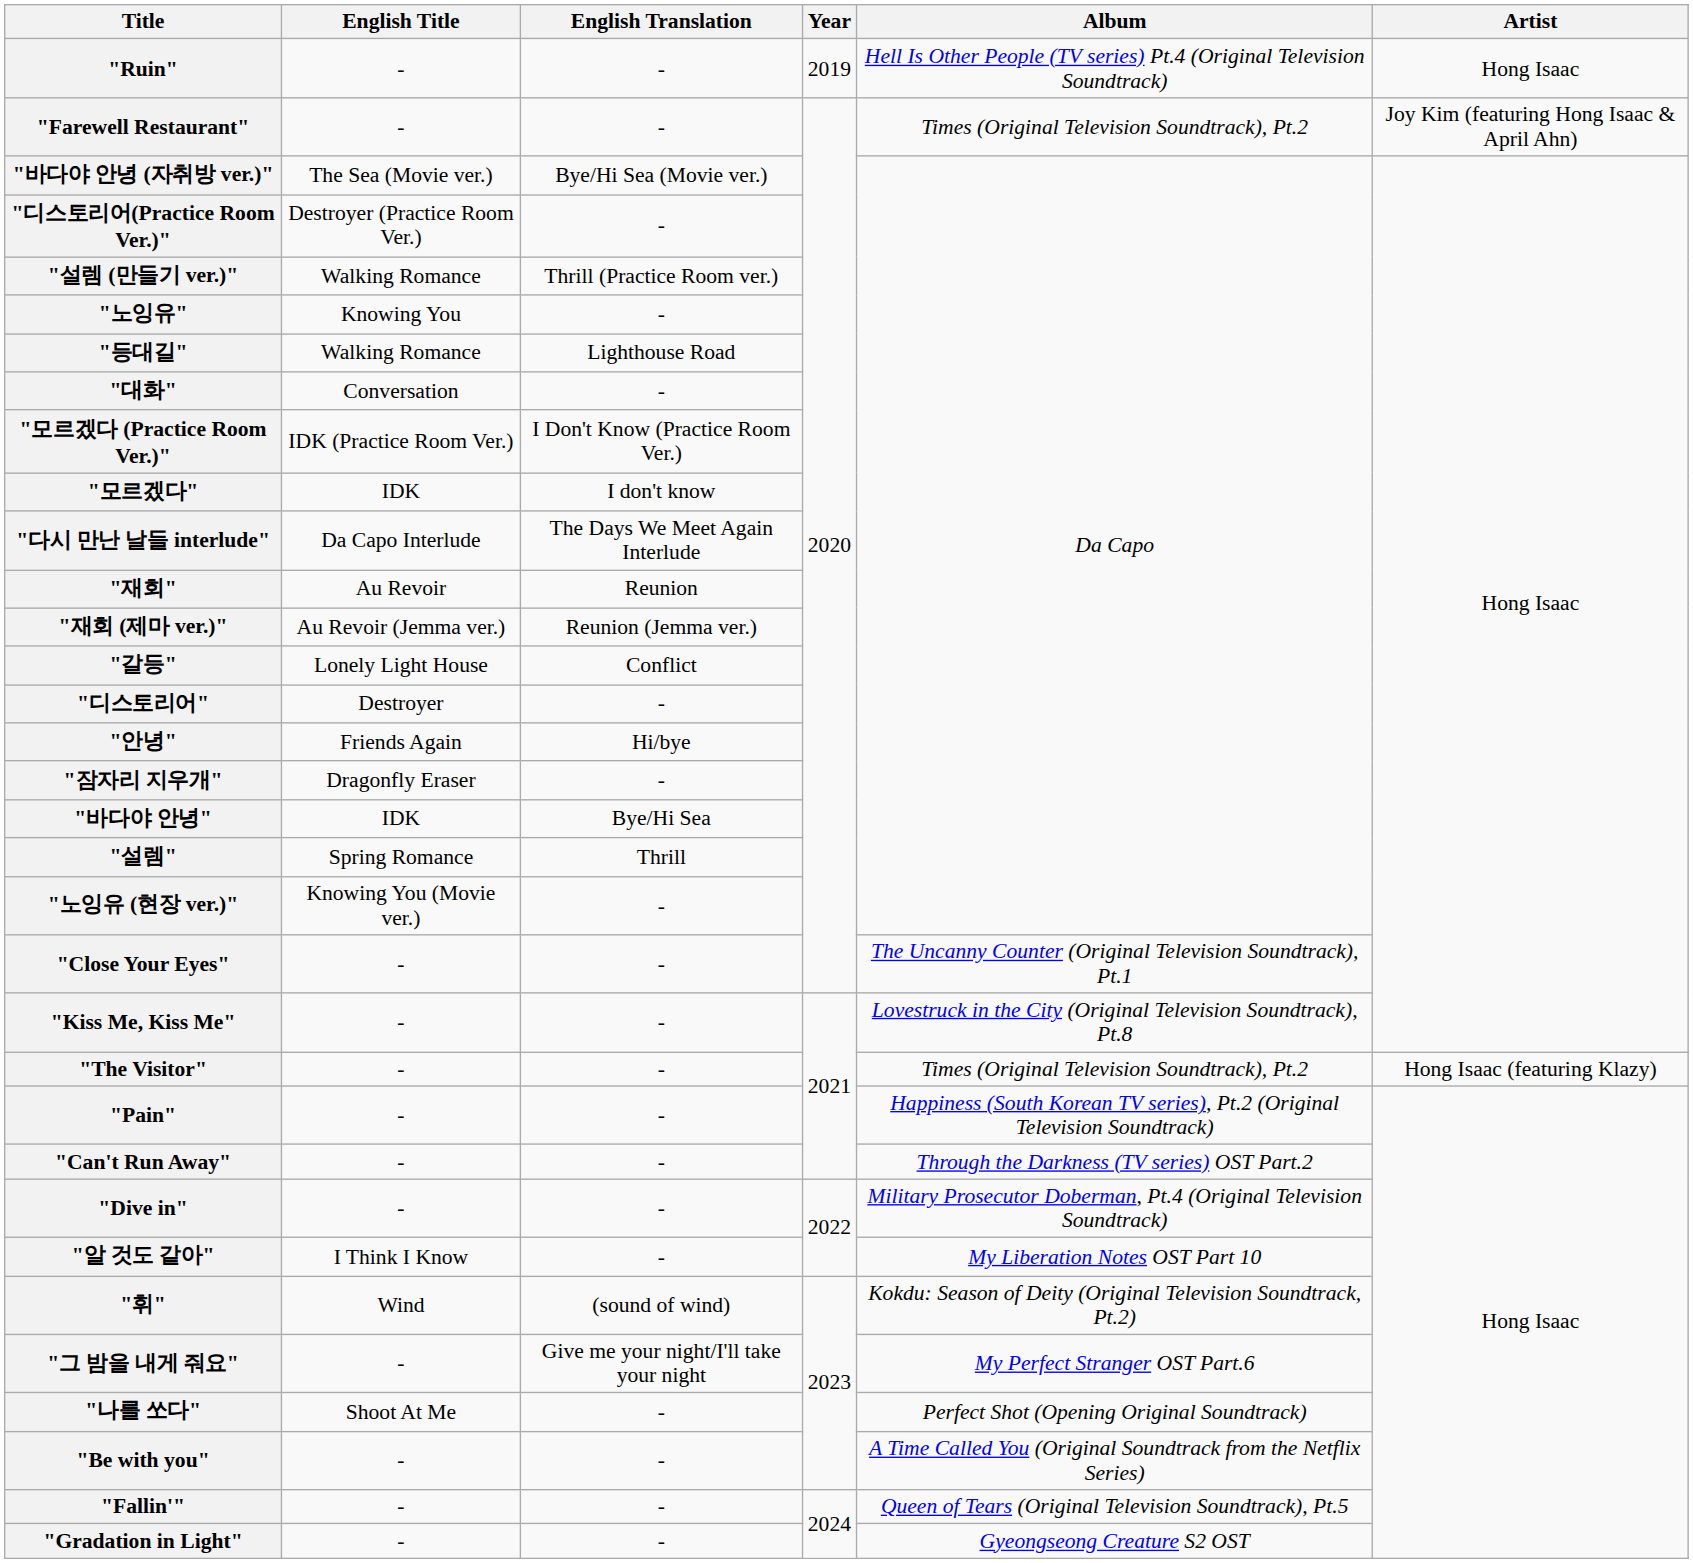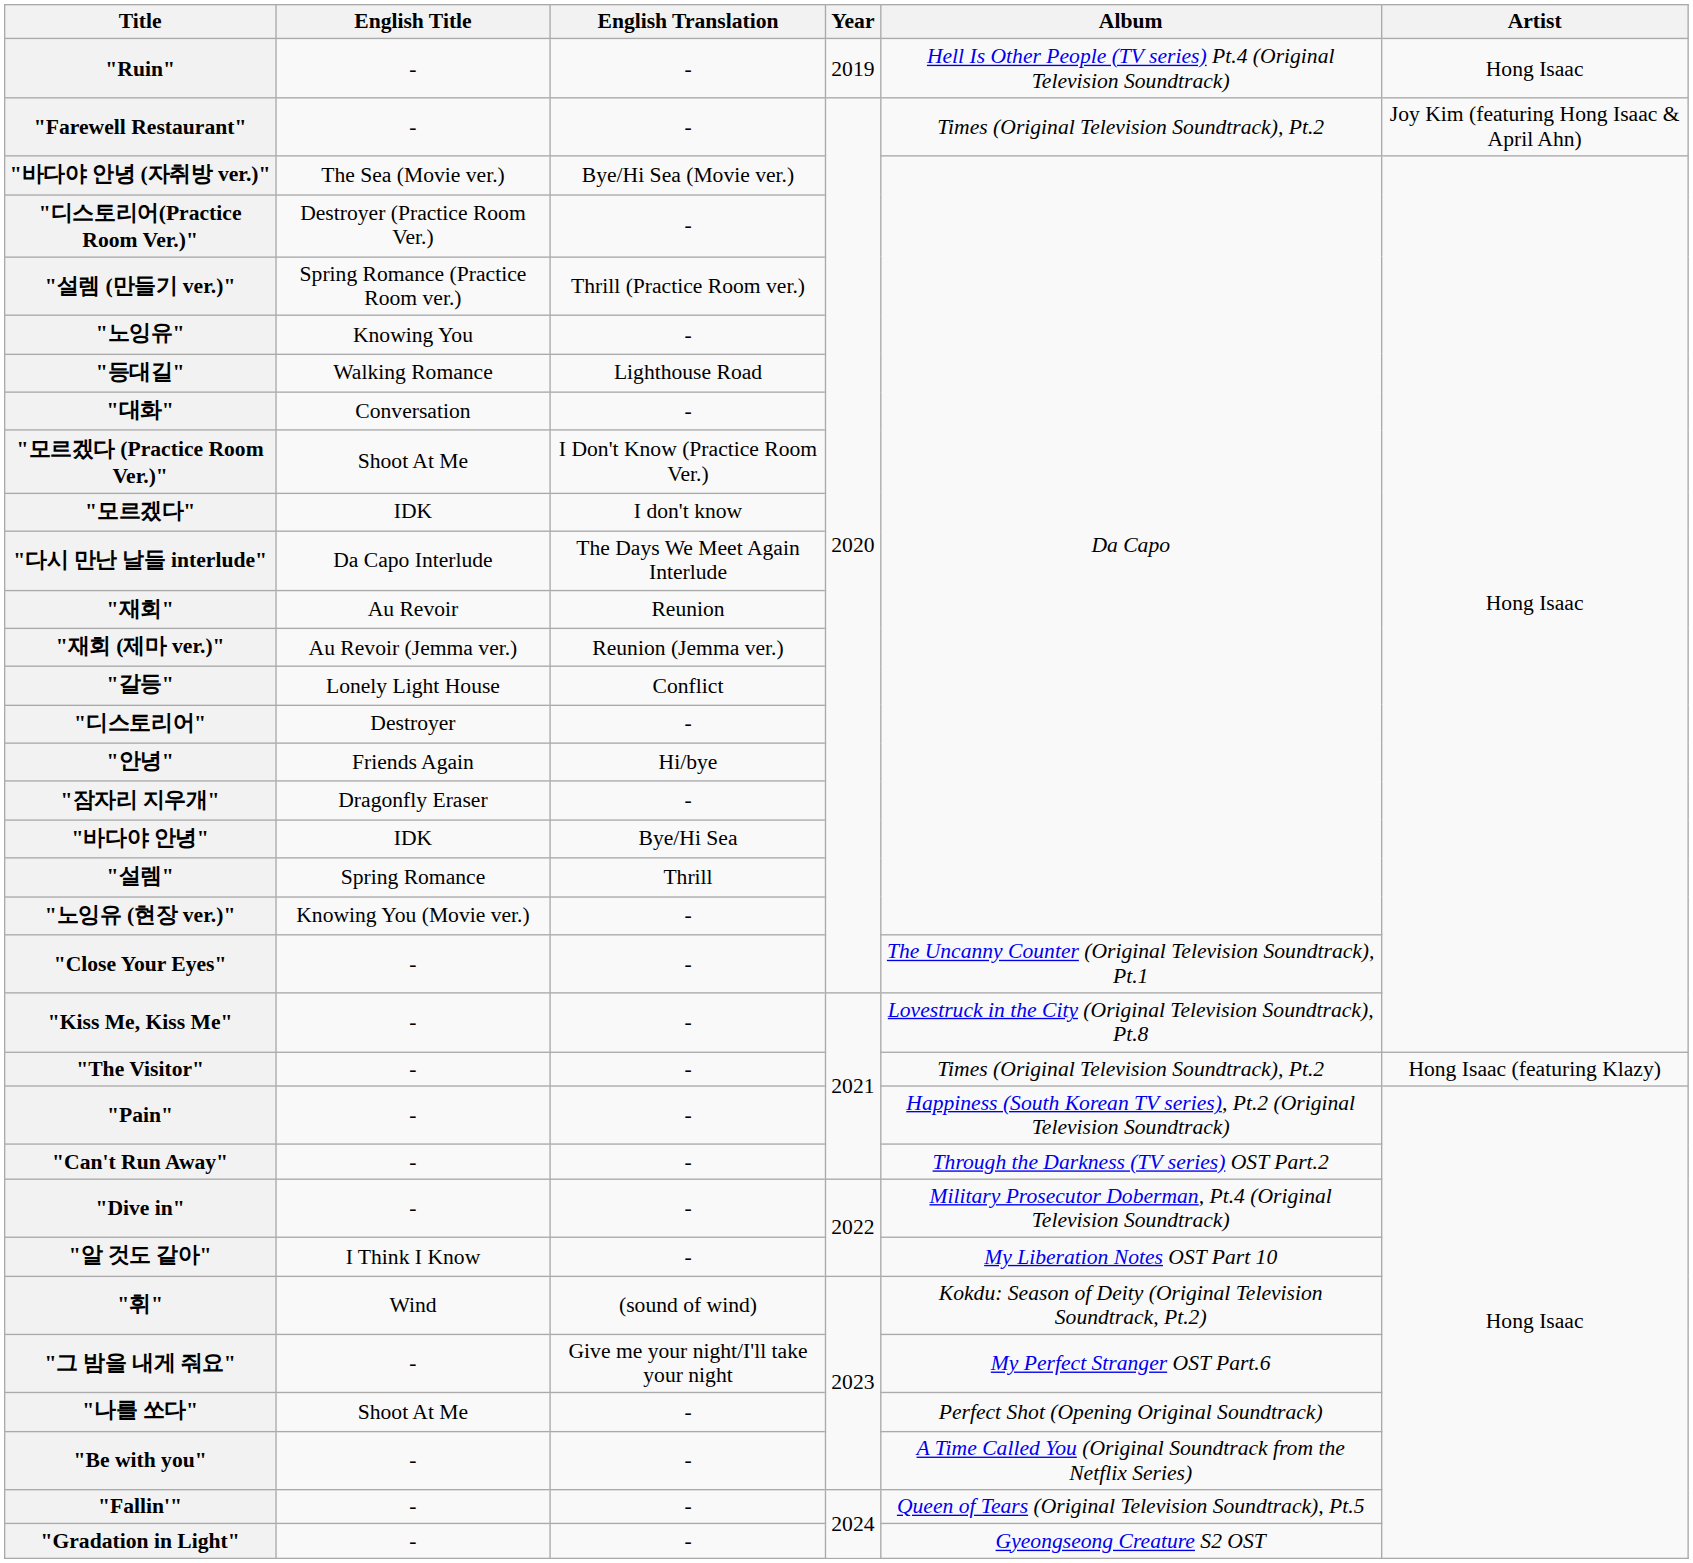(401, 275) Walking Romance -> (413, 286) Spring Romance (Practice Room ver.)
(401, 441) IDK (Practice Room Ver.) -> (413, 461) Shoot At Me
